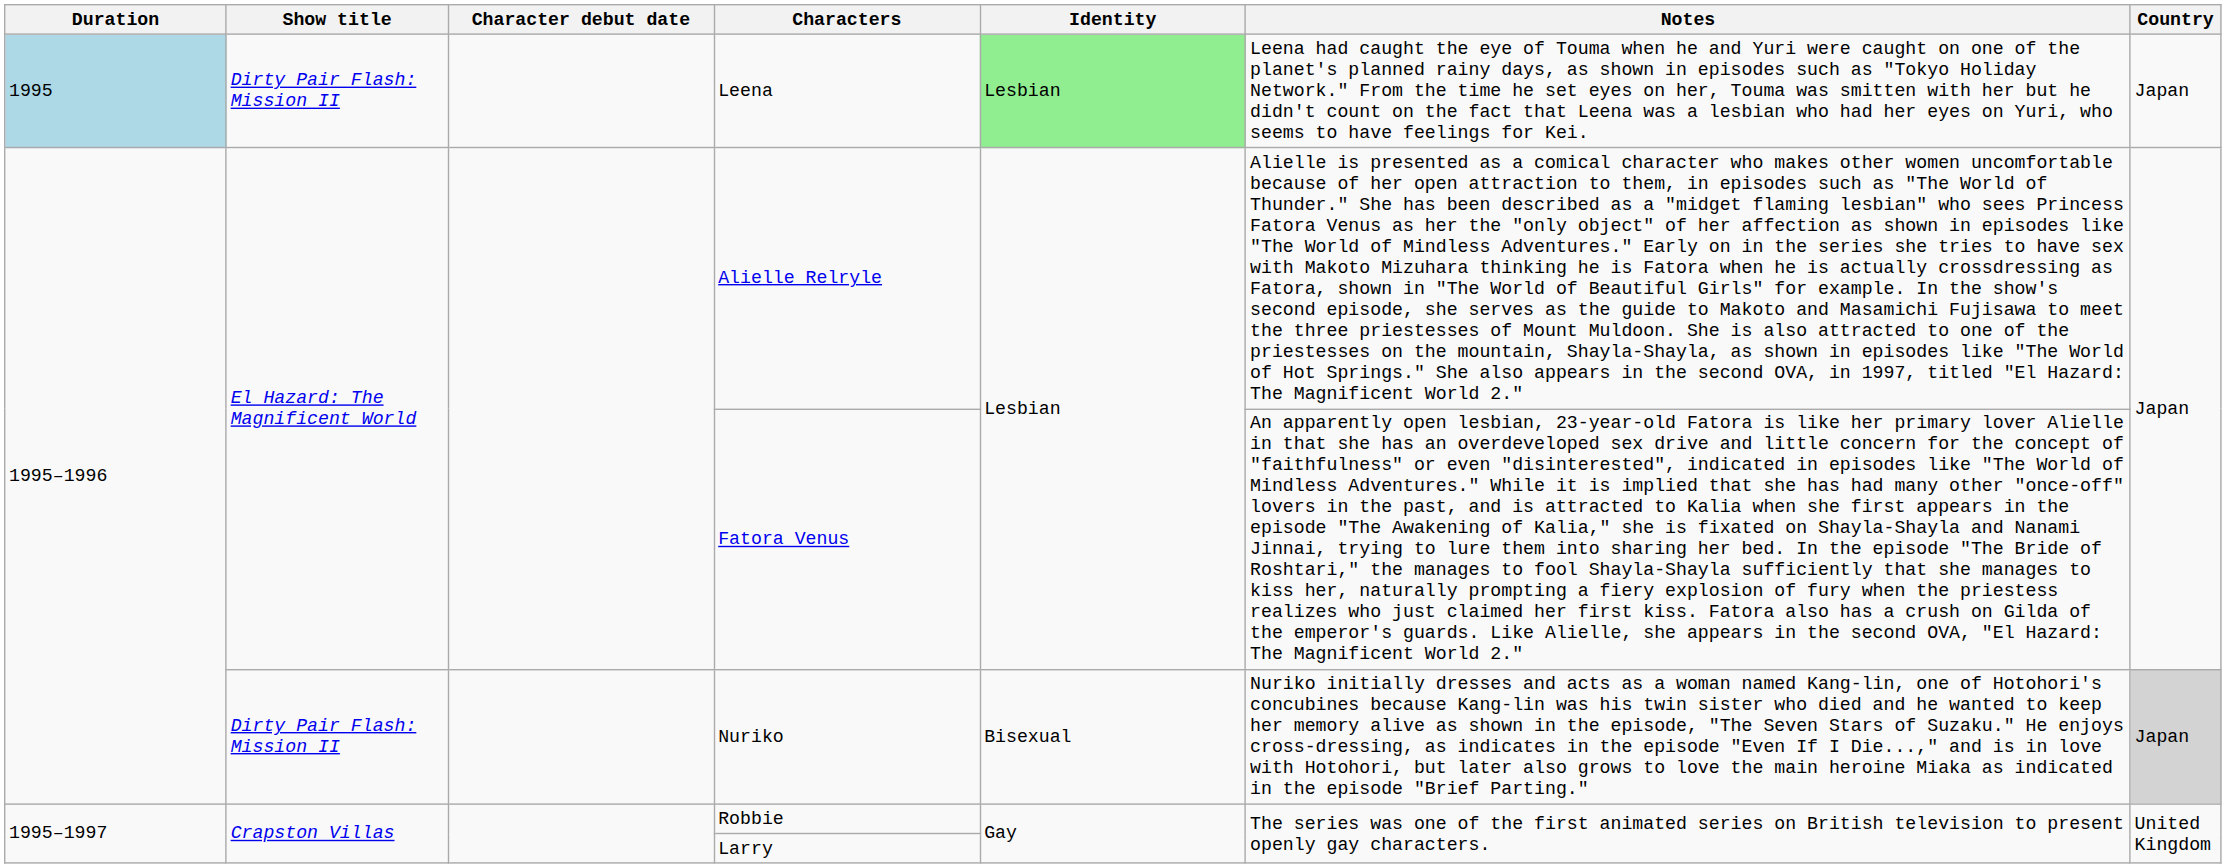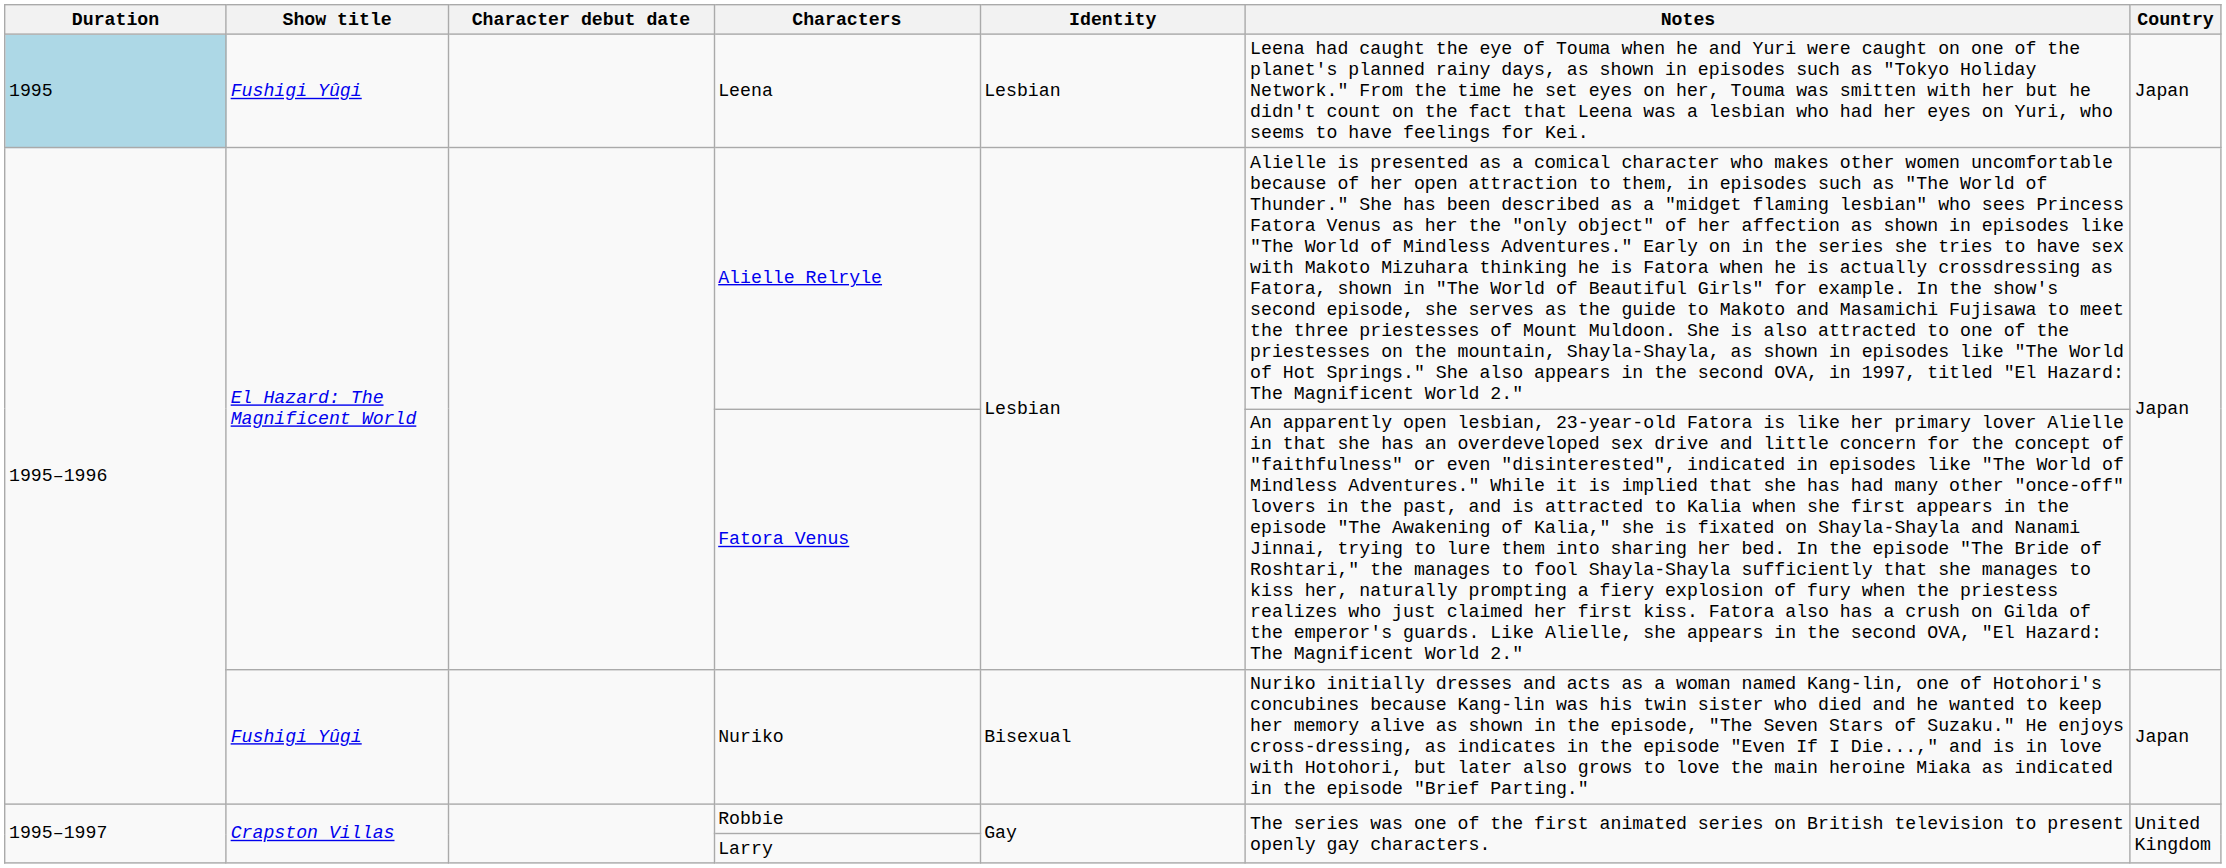(323, 91) Dirty Pair Flash: Mission II -> (296, 91) Fushigi Yûgi
(1022, 91) lightgreen background -> (1022, 91) no background
(323, 737) Dirty Pair Flash: Mission II -> (296, 737) Fushigi Yûgi
(2162, 737) lightgrey background -> (2162, 737) no background
